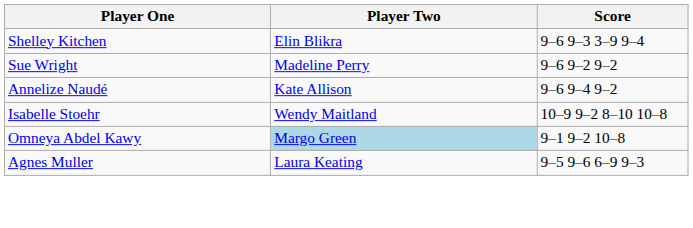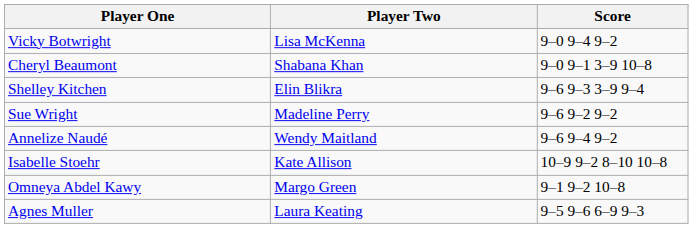+ row: (59, 41)
+ row: (62, 65)
(313, 89) Kate Allison -> (326, 138) Wendy Maitland
(326, 114) Wendy Maitland -> (313, 162) Kate Allison
(315, 138) lightblue background -> (315, 187) no background
